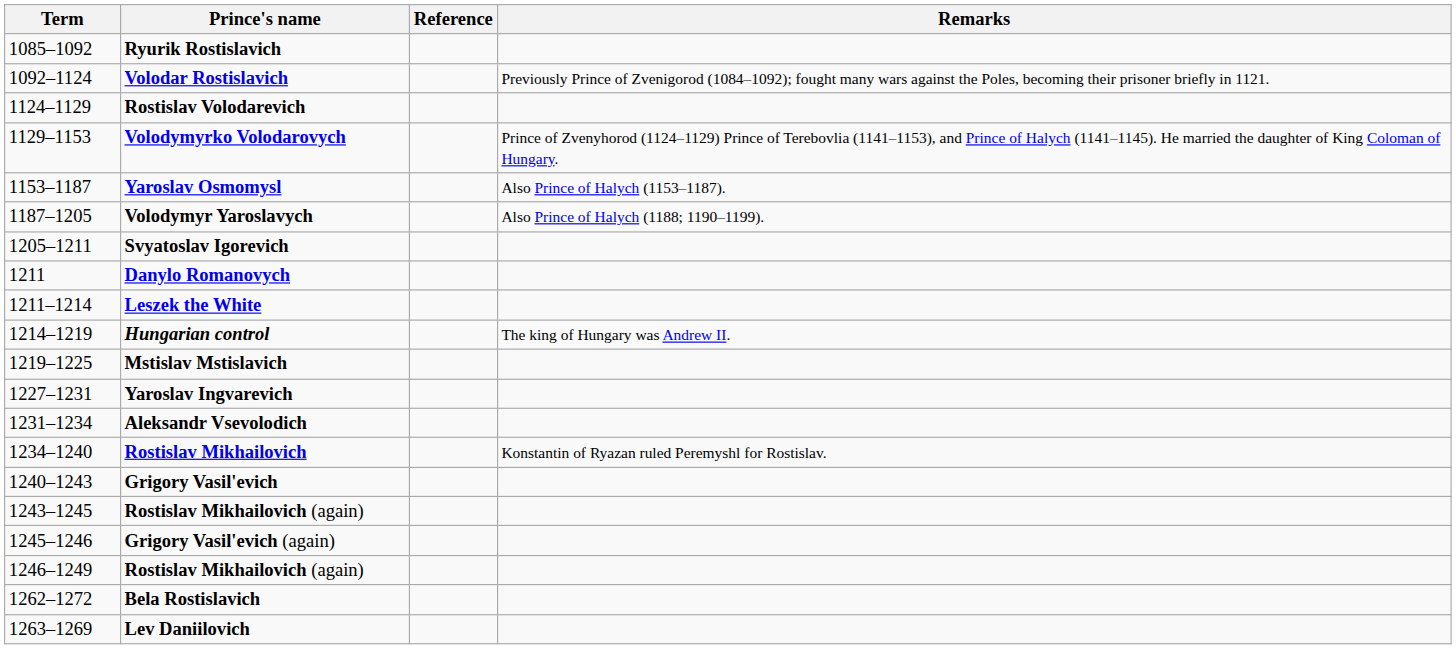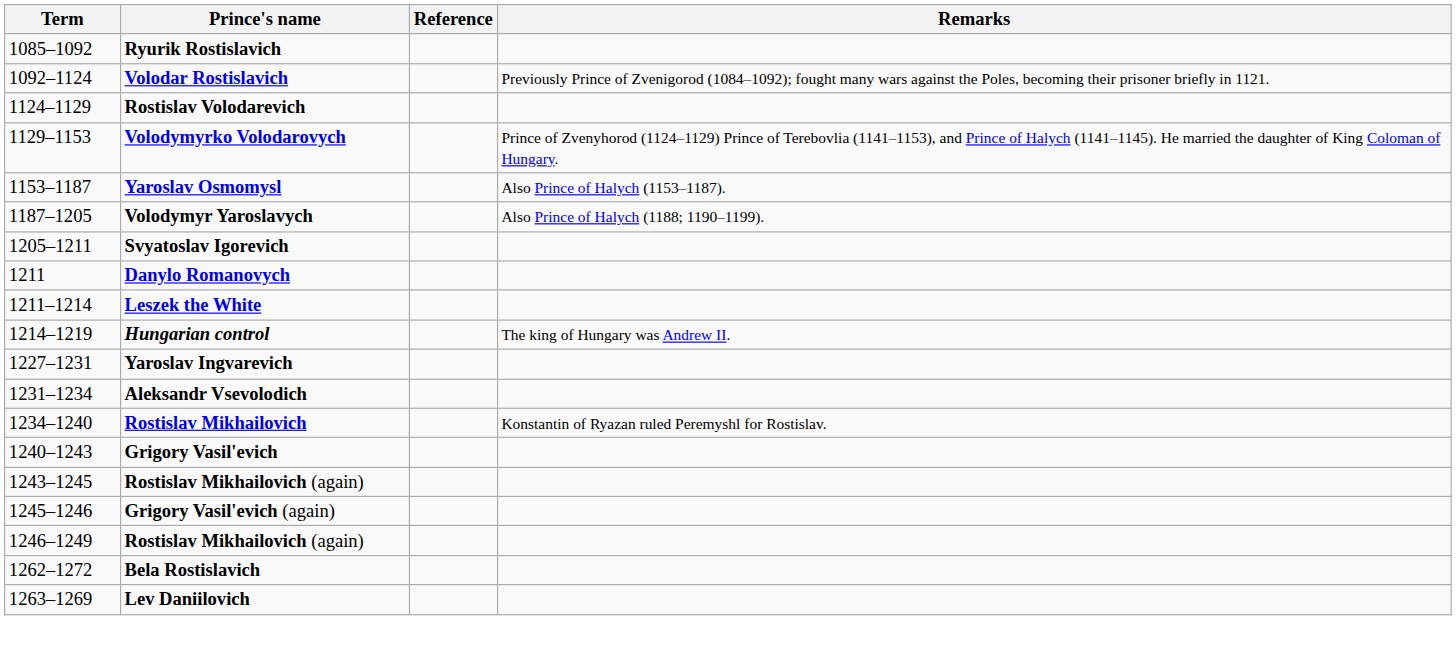- row: (51, 363)
